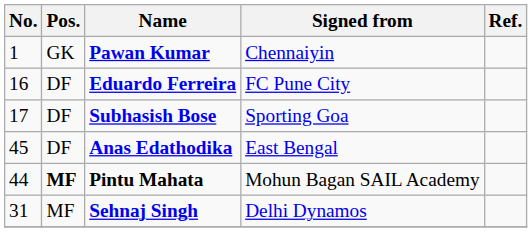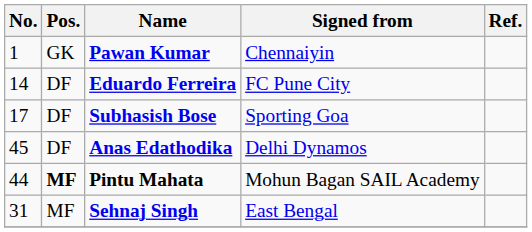(19, 84) 16 -> (19, 84) 14
(291, 147) East Bengal -> (306, 147) Delhi Dynamos
(306, 211) Delhi Dynamos -> (291, 211) East Bengal
